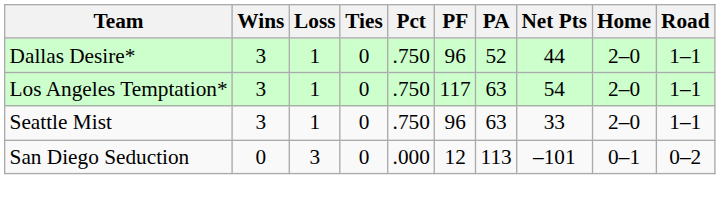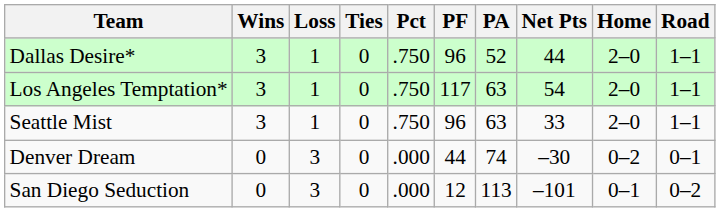+ row: (72, 156)
